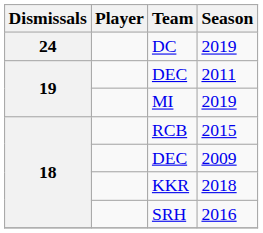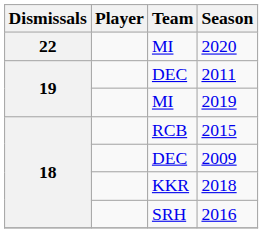- row: (164, 46)
+ row: (163, 46)
